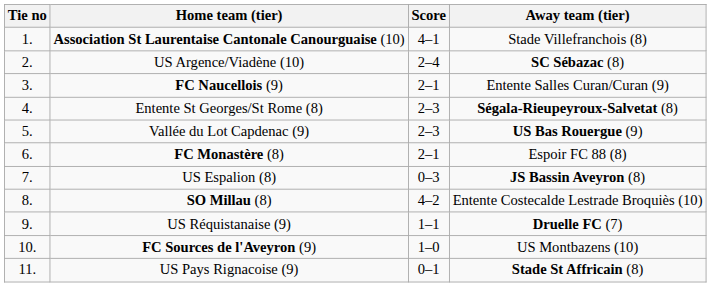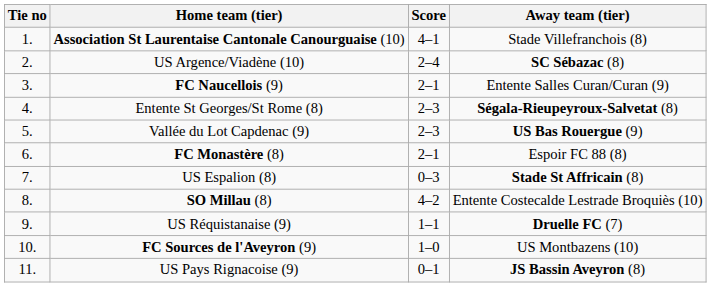(578, 177) JS Bassin Aveyron (8) -> (578, 177) Stade St Affricain (8)
(578, 270) Stade St Affricain (8) -> (578, 270) JS Bassin Aveyron (8)
